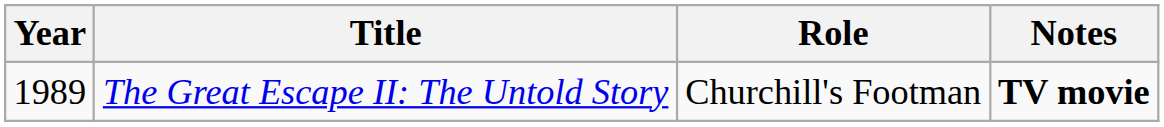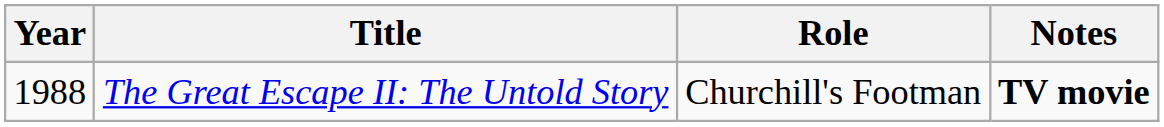(50, 90) 1989 -> (50, 90) 1988
